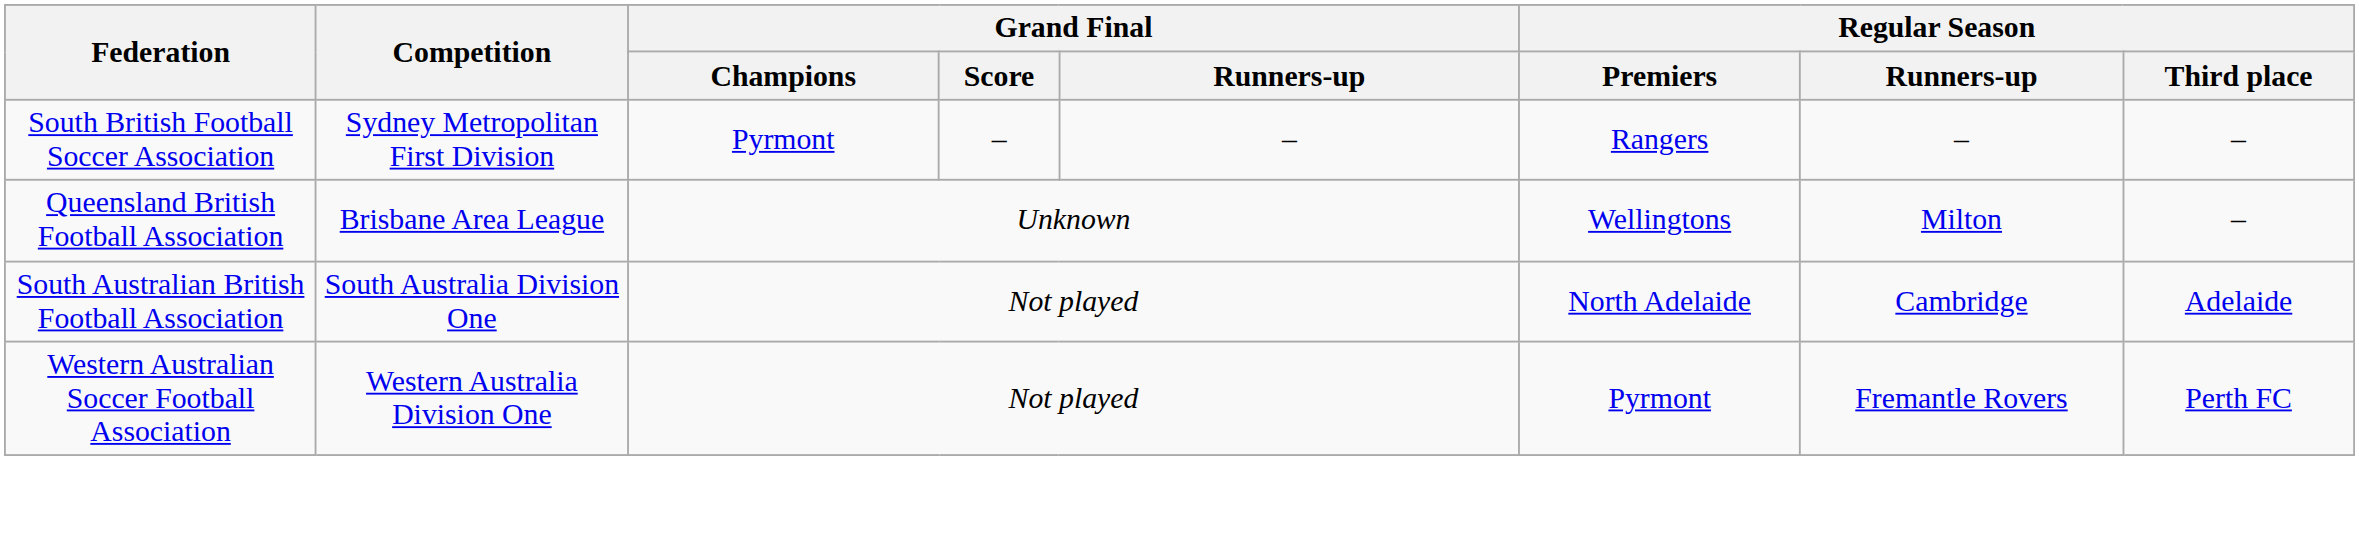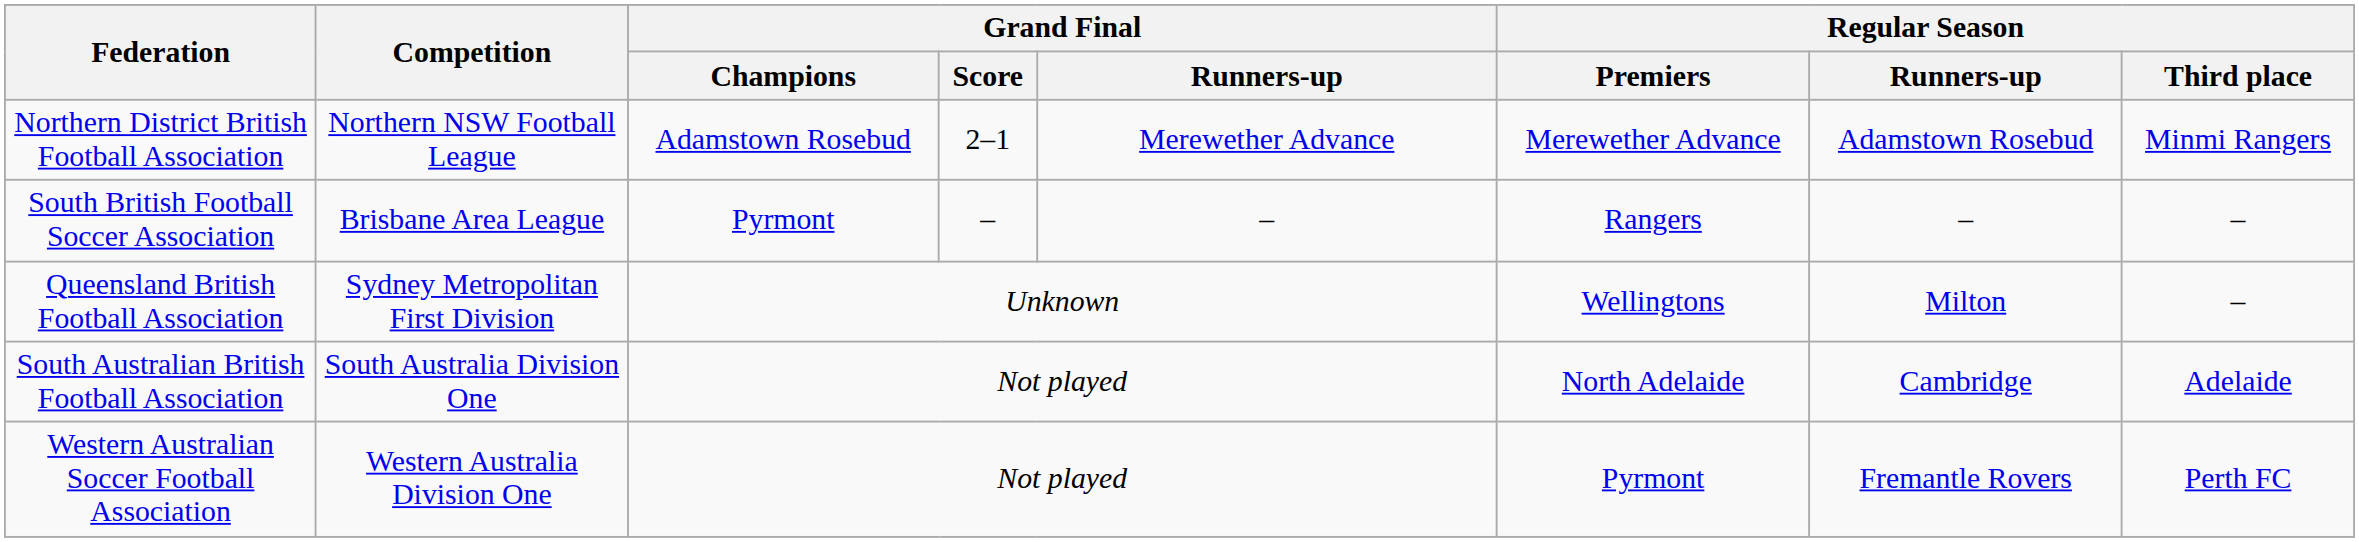+ row: (161, 139)
(472, 139) Sydney Metropolitan First Division -> (472, 219) Brisbane Area League
(472, 219) Brisbane Area League -> (472, 300) Sydney Metropolitan First Division
